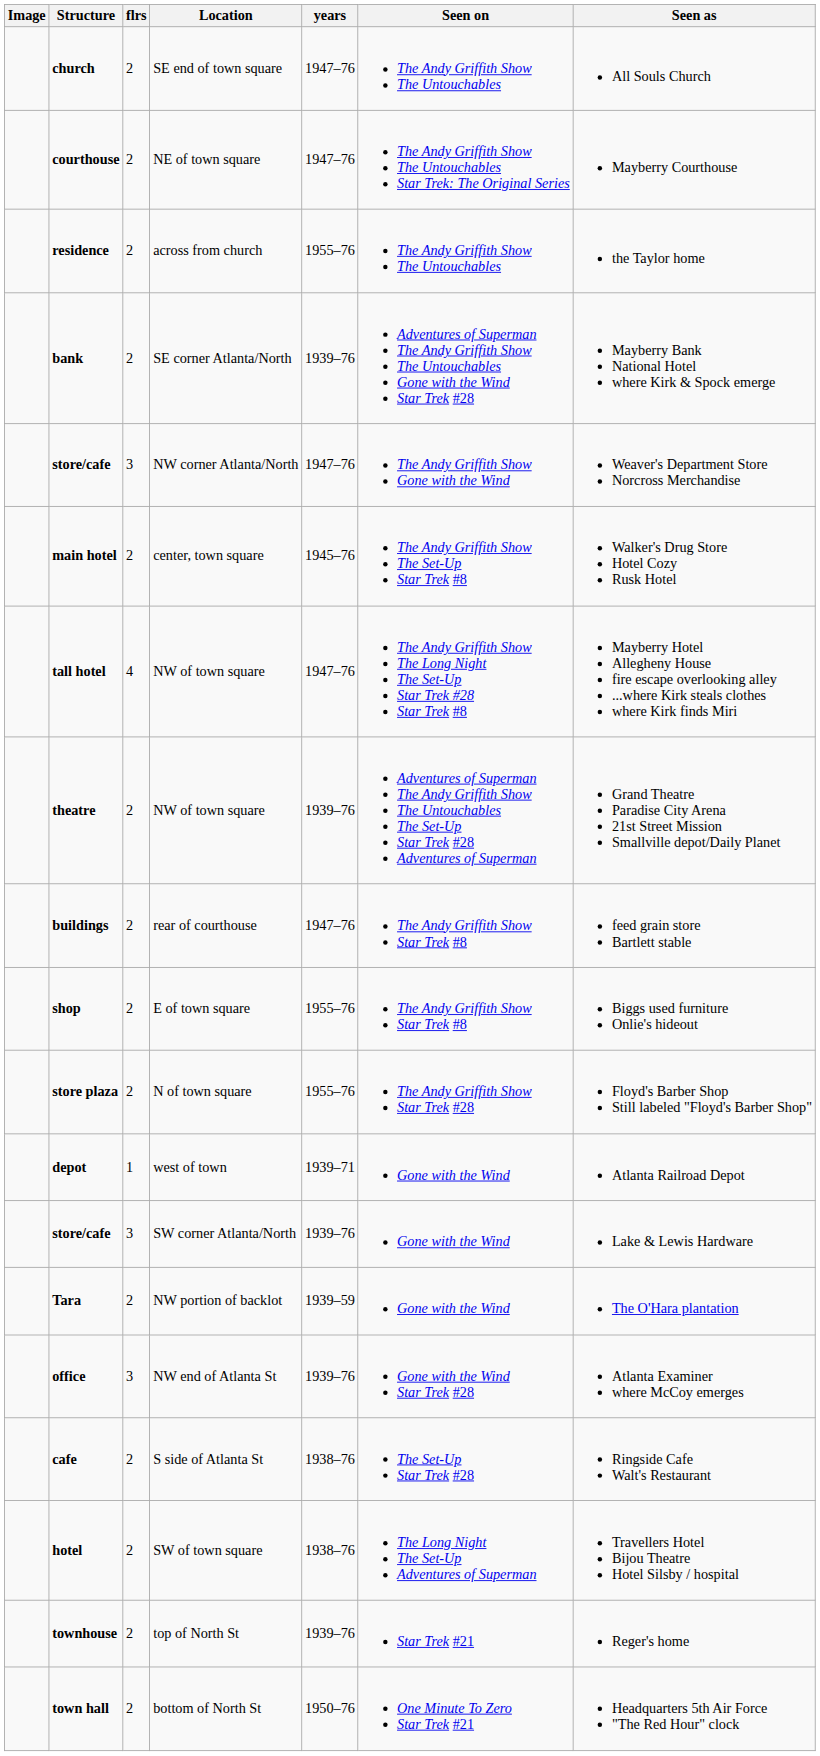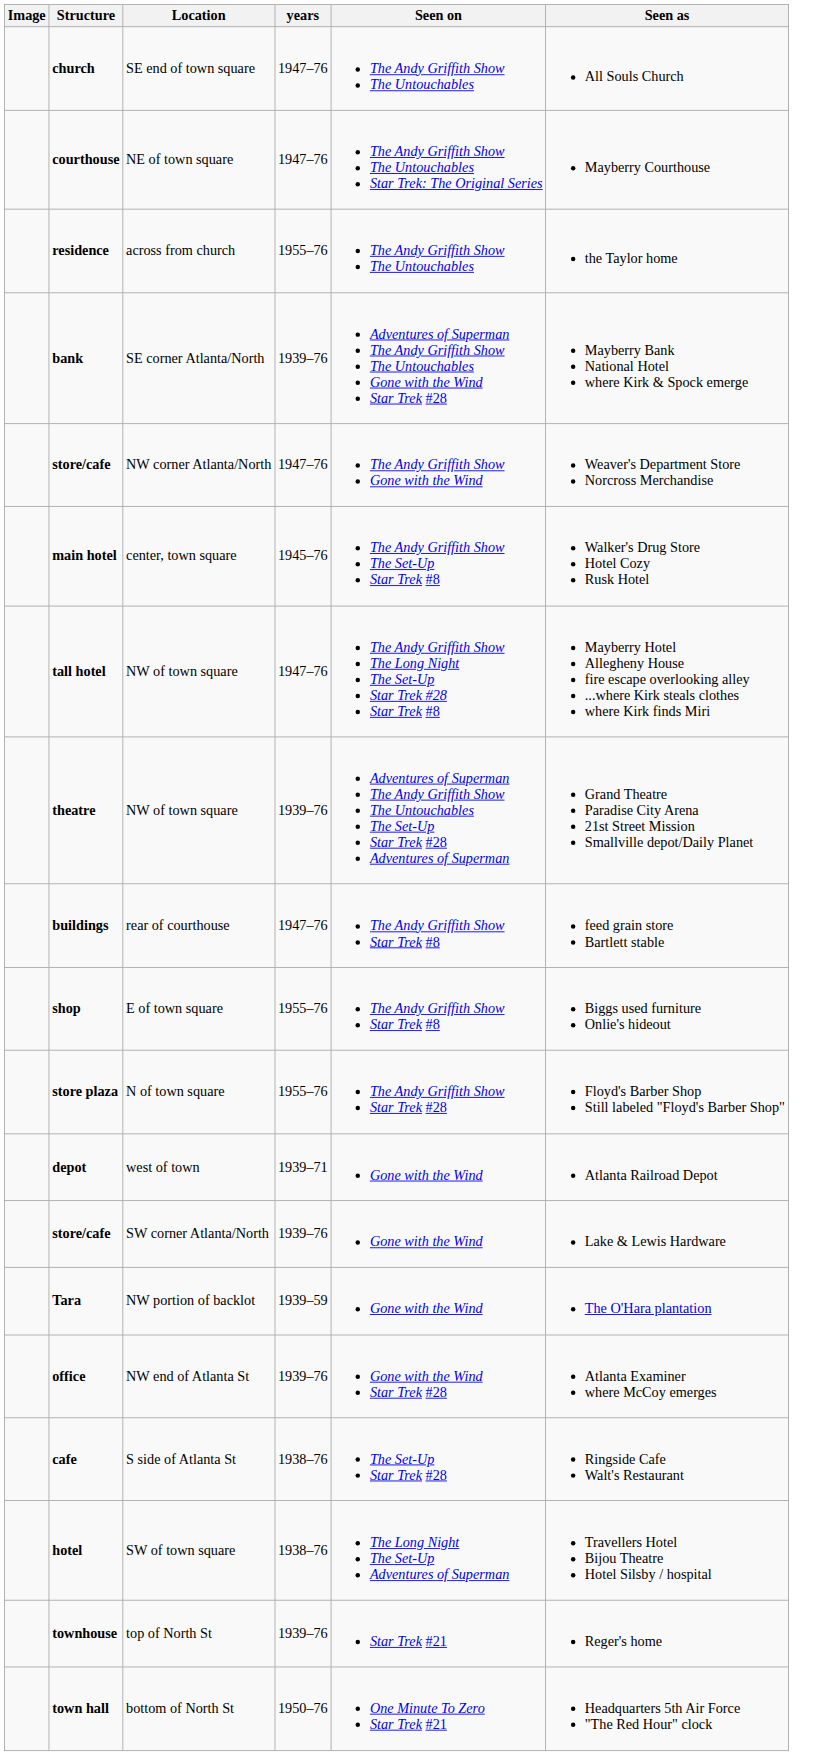- column: (136, 15)
